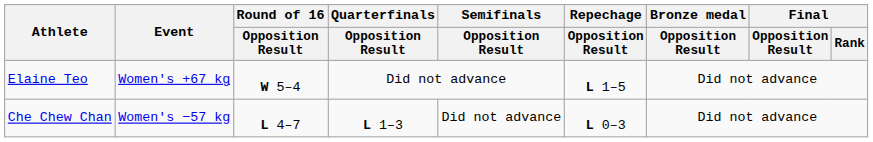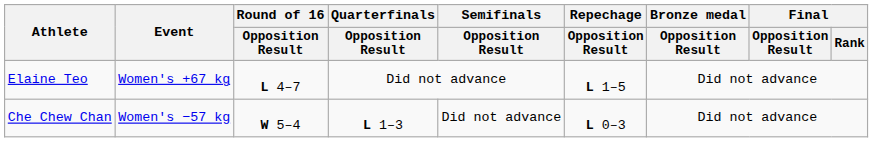(281, 87) W 5–4 -> (281, 87) L 4–7
(281, 126) L 4–7 -> (281, 126) W 5–4
